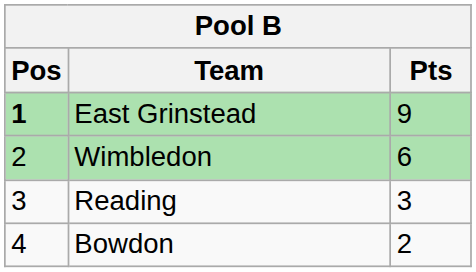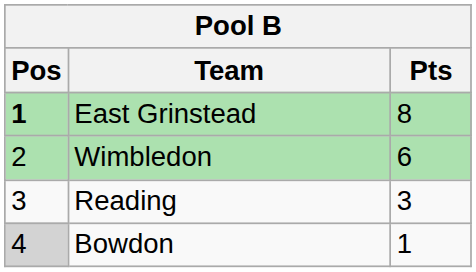(404, 113) 9 -> (404, 113) 8
(19, 244) no background -> (19, 244) lightgrey background
(404, 244) 2 -> (404, 244) 1
